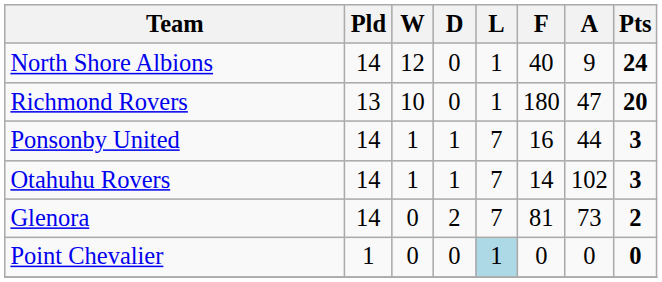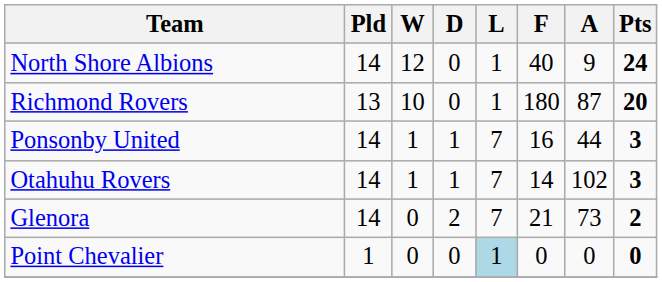(589, 101) 47 -> (589, 101) 87
(541, 218) 81 -> (541, 218) 21
